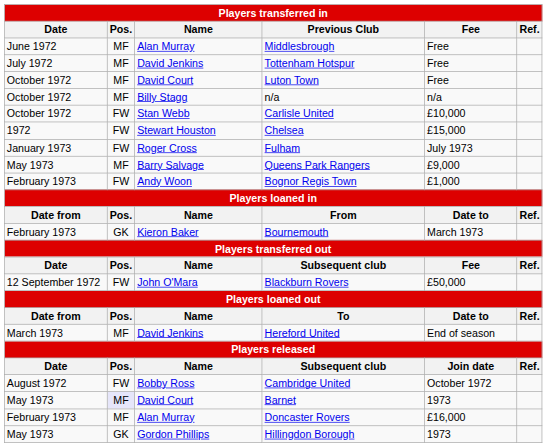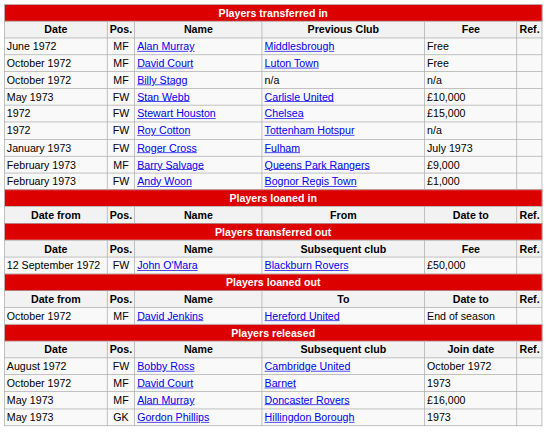- row: (170, 63)
(39, 114) October 1972 -> (30, 97) May 1973
+ row: (164, 131)
(30, 165) May 1973 -> (41, 165) February 1973
- row: (168, 232)
(35, 333) March 1973 -> (39, 316) October 1972
(30, 400) May 1973 -> (39, 384) October 1972
(121, 400) lavender background -> (121, 384) no background
(41, 417) February 1973 -> (30, 400) May 1973
